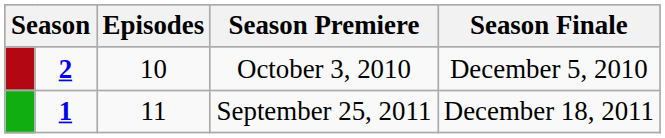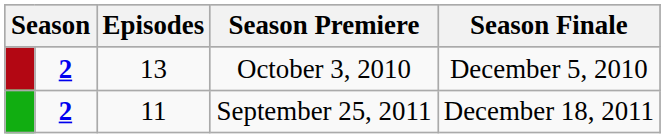(153, 68) 10 -> (153, 68) 13
(65, 111) 1 -> (65, 111) 2
